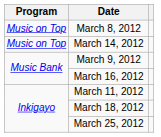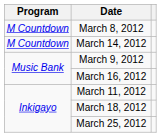(36, 28) Music on Top -> (38, 28) M Countdown
(36, 44) Music on Top -> (38, 44) M Countdown
